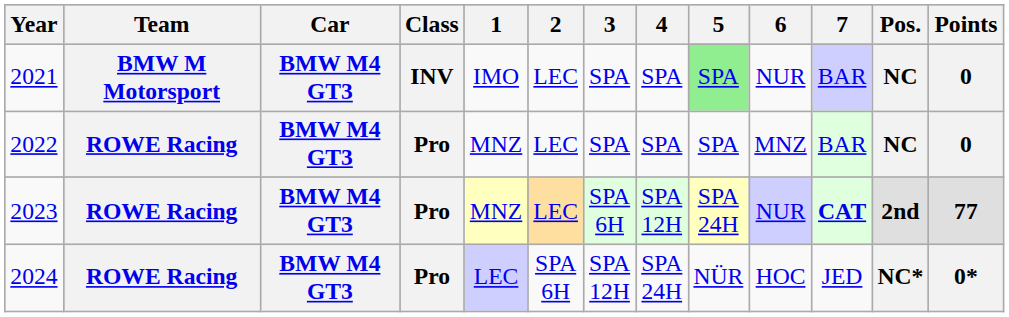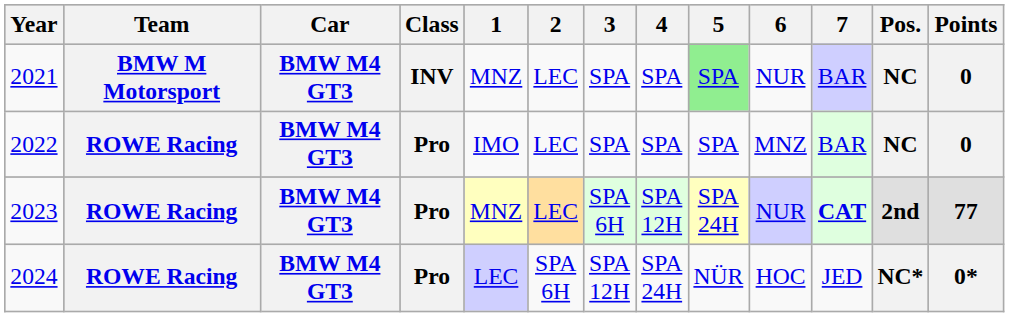(496, 77) IMO -> (496, 77) MNZ
(496, 144) MNZ -> (496, 144) IMO
